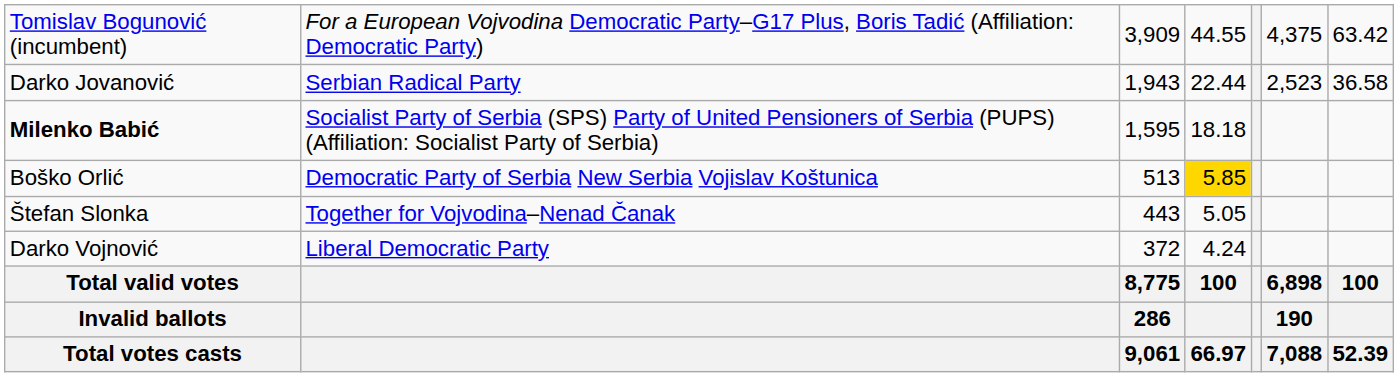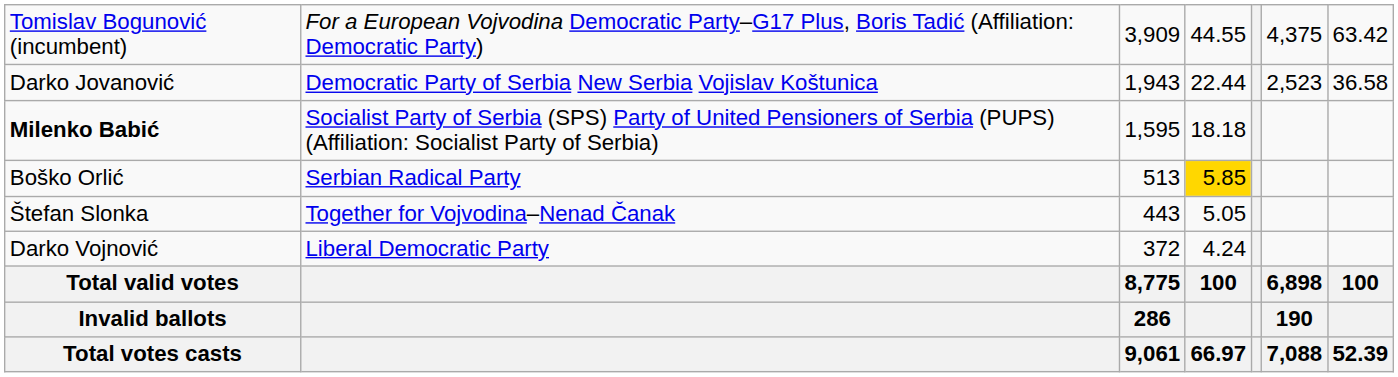(413, 82) Serbian Radical Party -> (592, 82) Democratic Party of Serbia New Serbia Vojislav Koštunica
(592, 177) Democratic Party of Serbia New Serbia Vojislav Koštunica -> (413, 177) Serbian Radical Party
